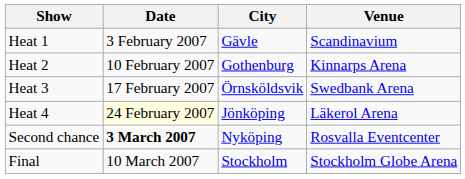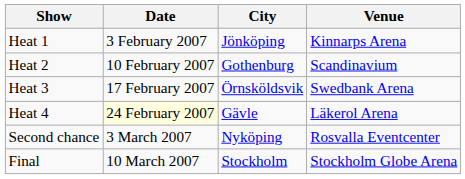(240, 40) Gävle -> (253, 40) Jönköping
(354, 40) Scandinavium -> (358, 40) Kinnarps Arena
(358, 64) Kinnarps Arena -> (354, 64) Scandinavium
(253, 112) Jönköping -> (240, 112) Gävle
(151, 137) bold -> (149, 137) normal
